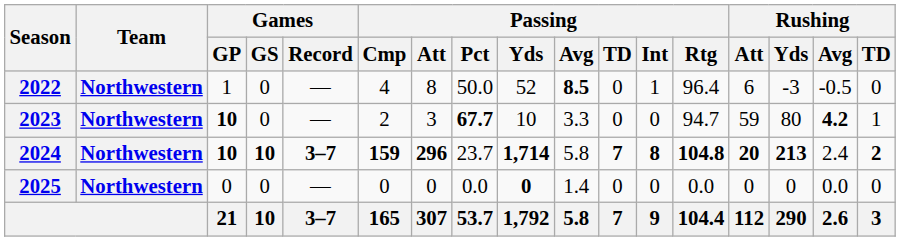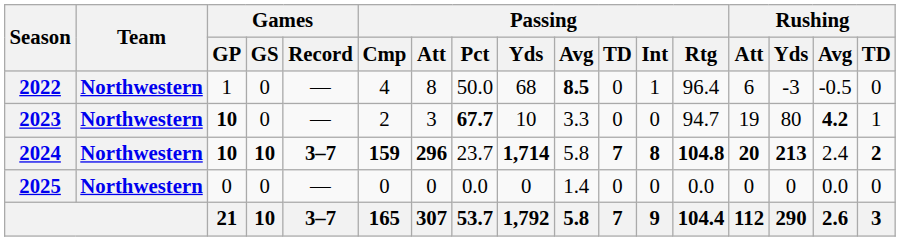(526, 86) 52 -> (526, 86) 68
(749, 119) 59 -> (749, 119) 19
(526, 185) bold -> (526, 185) normal
